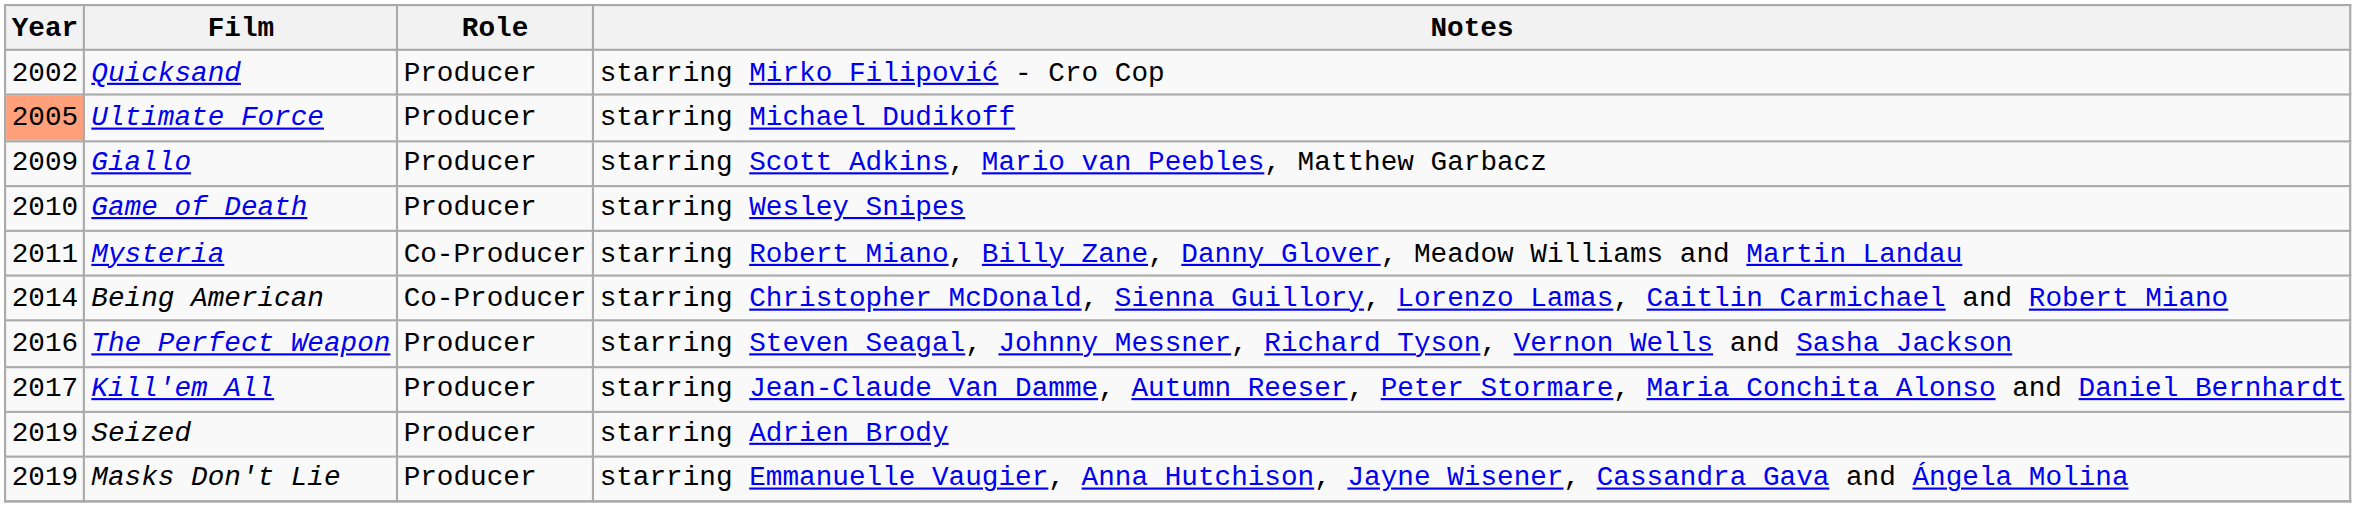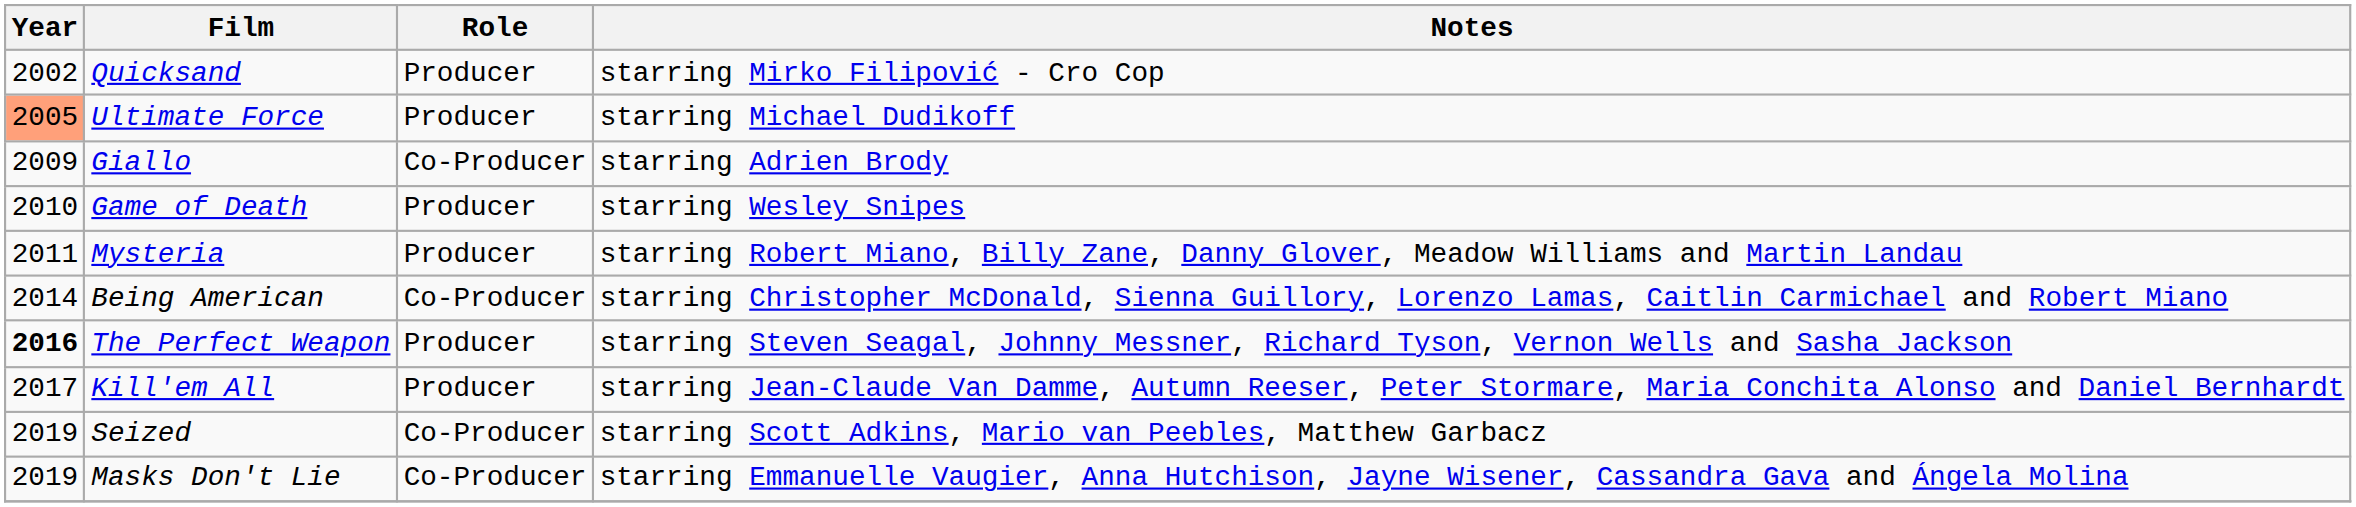(470, 163) Producer -> (495, 163) Co-Producer
(1073, 163) starring Scott Adkins, Mario van Peebles, Matthew Garbacz -> (774, 163) starring Adrien Brody
(495, 253) Co-Producer -> (470, 253) Producer
(45, 344) normal -> (45, 344) bold
(470, 434) Producer -> (495, 434) Co-Producer
(774, 434) starring Adrien Brody -> (1073, 434) starring Scott Adkins, Mario van Peebles, Matthew Garbacz
(470, 479) Producer -> (495, 479) Co-Producer
